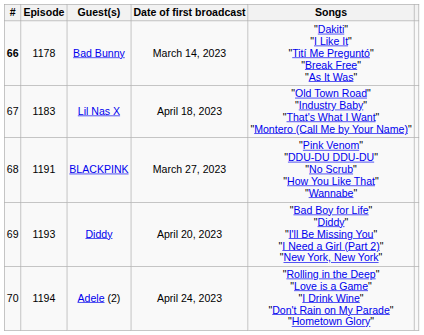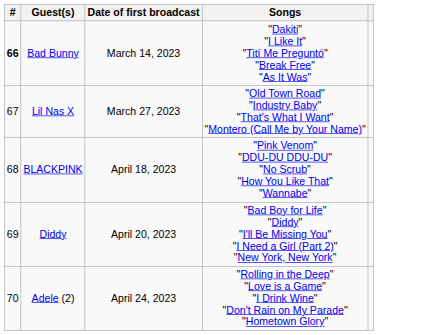- column: (44, 12)
(189, 111) April 18, 2023 -> (144, 111) March 27, 2023
(190, 170) March 27, 2023 -> (144, 170) April 18, 2023
